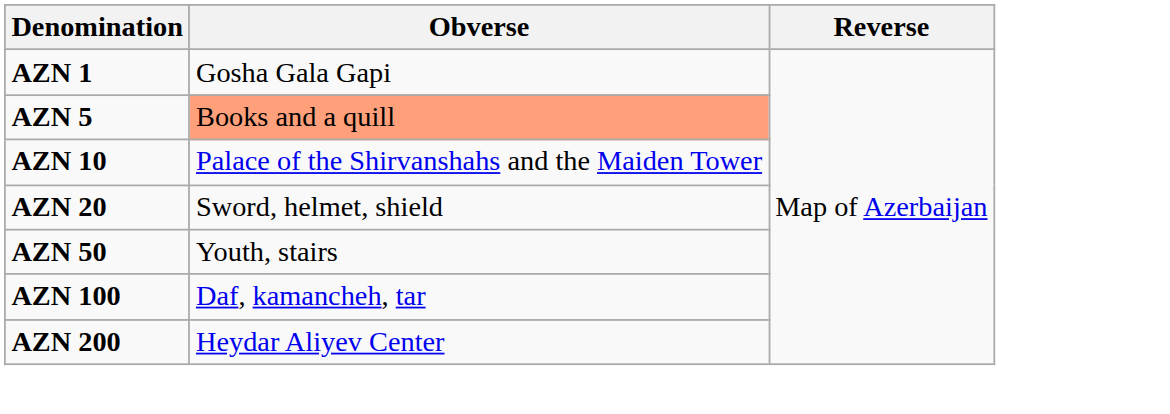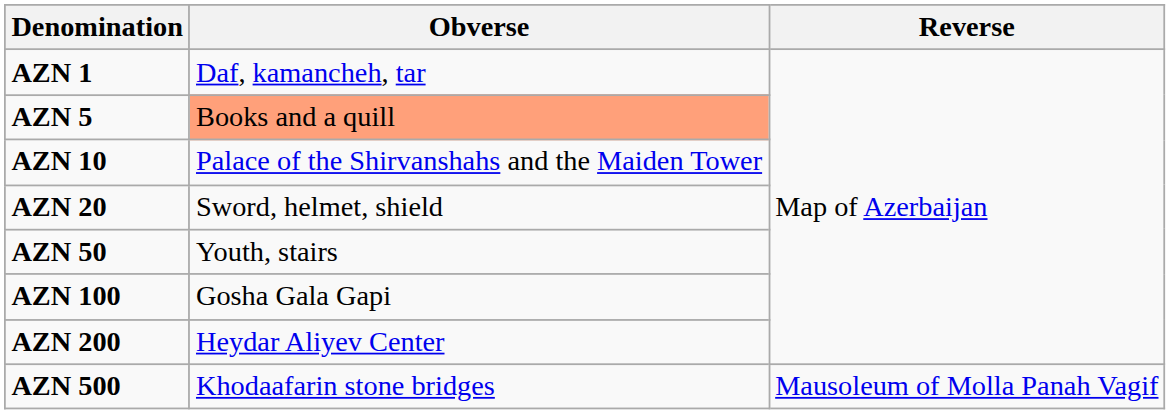(294, 71) Gosha Gala Gapi -> (311, 71) Daf, kamancheh, tar
(311, 296) Daf, kamancheh, tar -> (294, 296) Gosha Gala Gapi
+ row: (66, 386)
